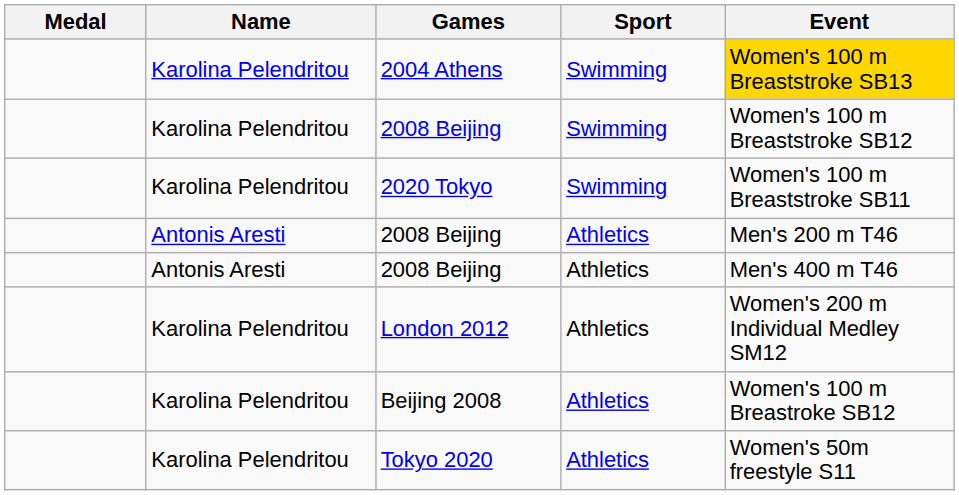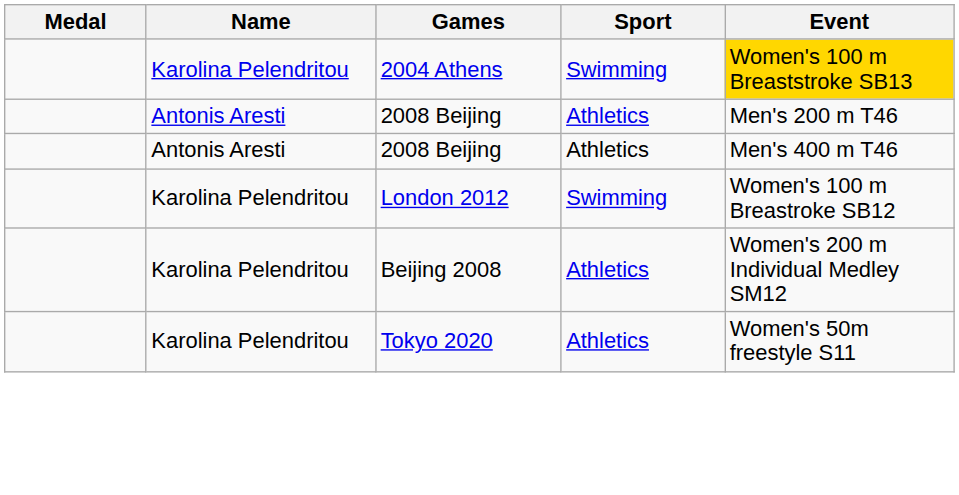- row: (250, 128)
- row: (250, 187)
(608, 329) Athletics -> (617, 197) Swimming
(814, 329) Women's 200 m Individual Medley SM12 -> (813, 197) Women's 100 m Breastroke SB12
(813, 400) Women's 100 m Breastroke SB12 -> (814, 269) Women's 200 m Individual Medley SM12
